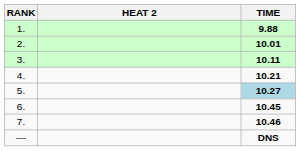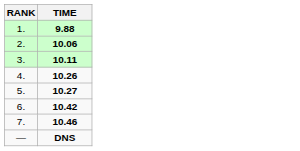- column: (139, 13)
(268, 44) 10.01 -> (65, 44) 10.06
(268, 75) 10.21 -> (65, 75) 10.26
(268, 91) lightblue background -> (65, 91) no background
(268, 107) 10.45 -> (65, 107) 10.42
